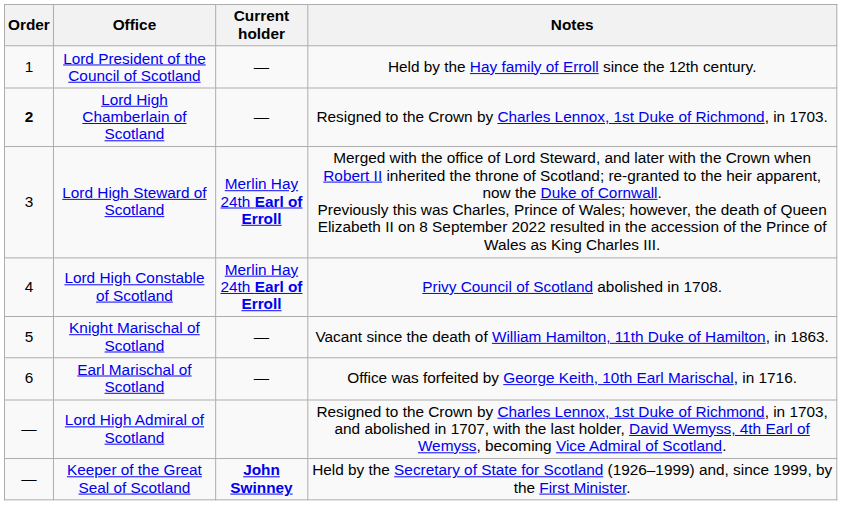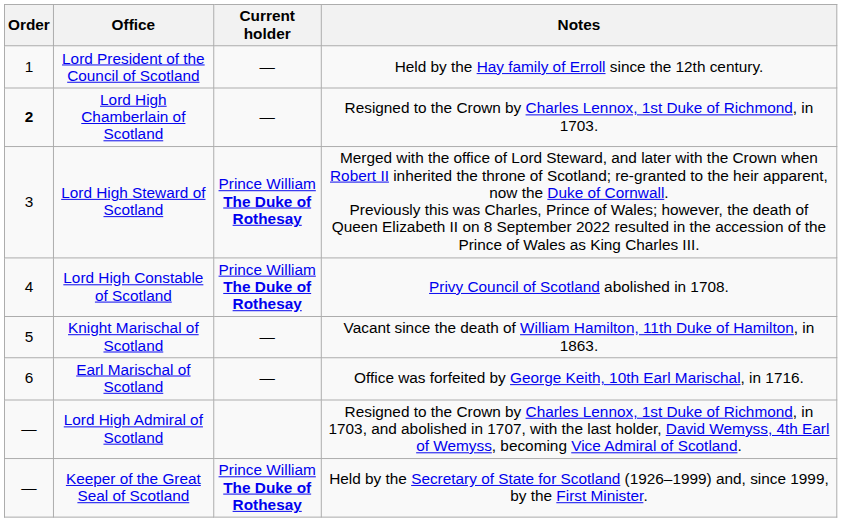(261, 202) Merlin Hay 24th Earl of Erroll -> (267, 202) Prince William The Duke of Rothesay
(261, 286) Merlin Hay 24th Earl of Erroll -> (267, 286) Prince William The Duke of Rothesay
(261, 479) John Swinney -> (267, 488) Prince William The Duke of Rothesay
